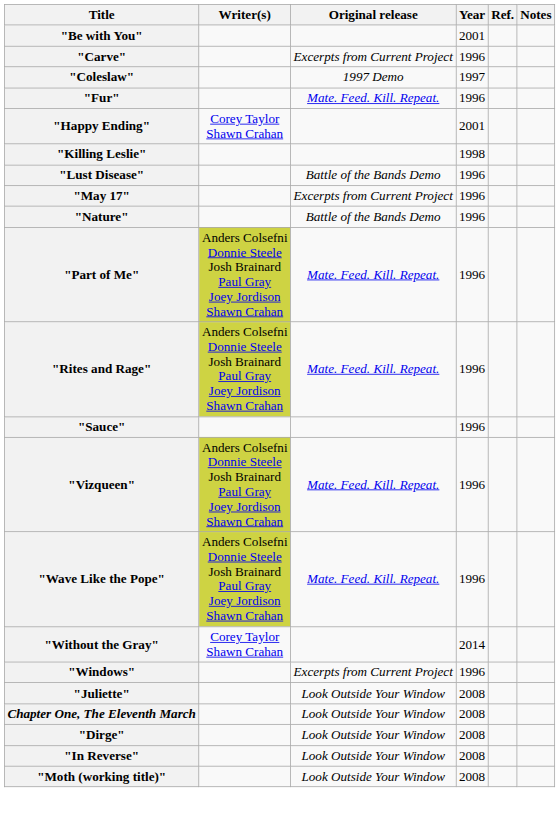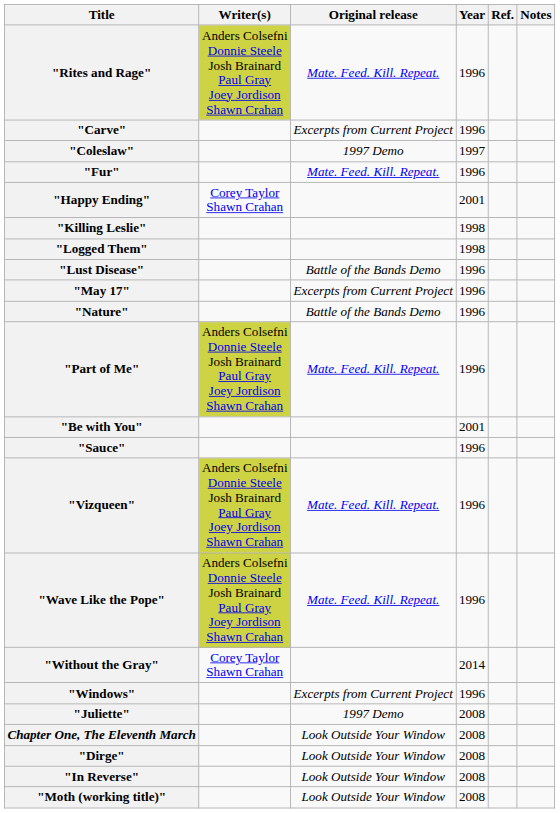rows swapped: (102, 35) <-> (102, 369)
+ row: (102, 249)
(373, 693) Look Outside Your Window -> (373, 714) 1997 Demo
